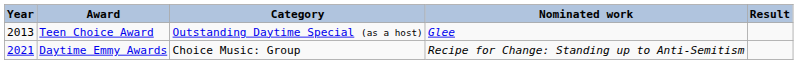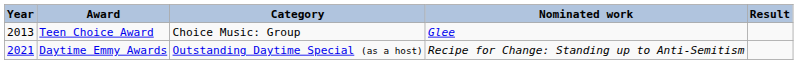(298, 32) Outstanding Daytime Special (as a host) -> (237, 32) Choice Music: Group
(237, 50) Choice Music: Group -> (298, 50) Outstanding Daytime Special (as a host)
